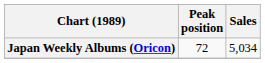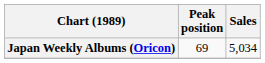(202, 48) 72 -> (202, 48) 69
